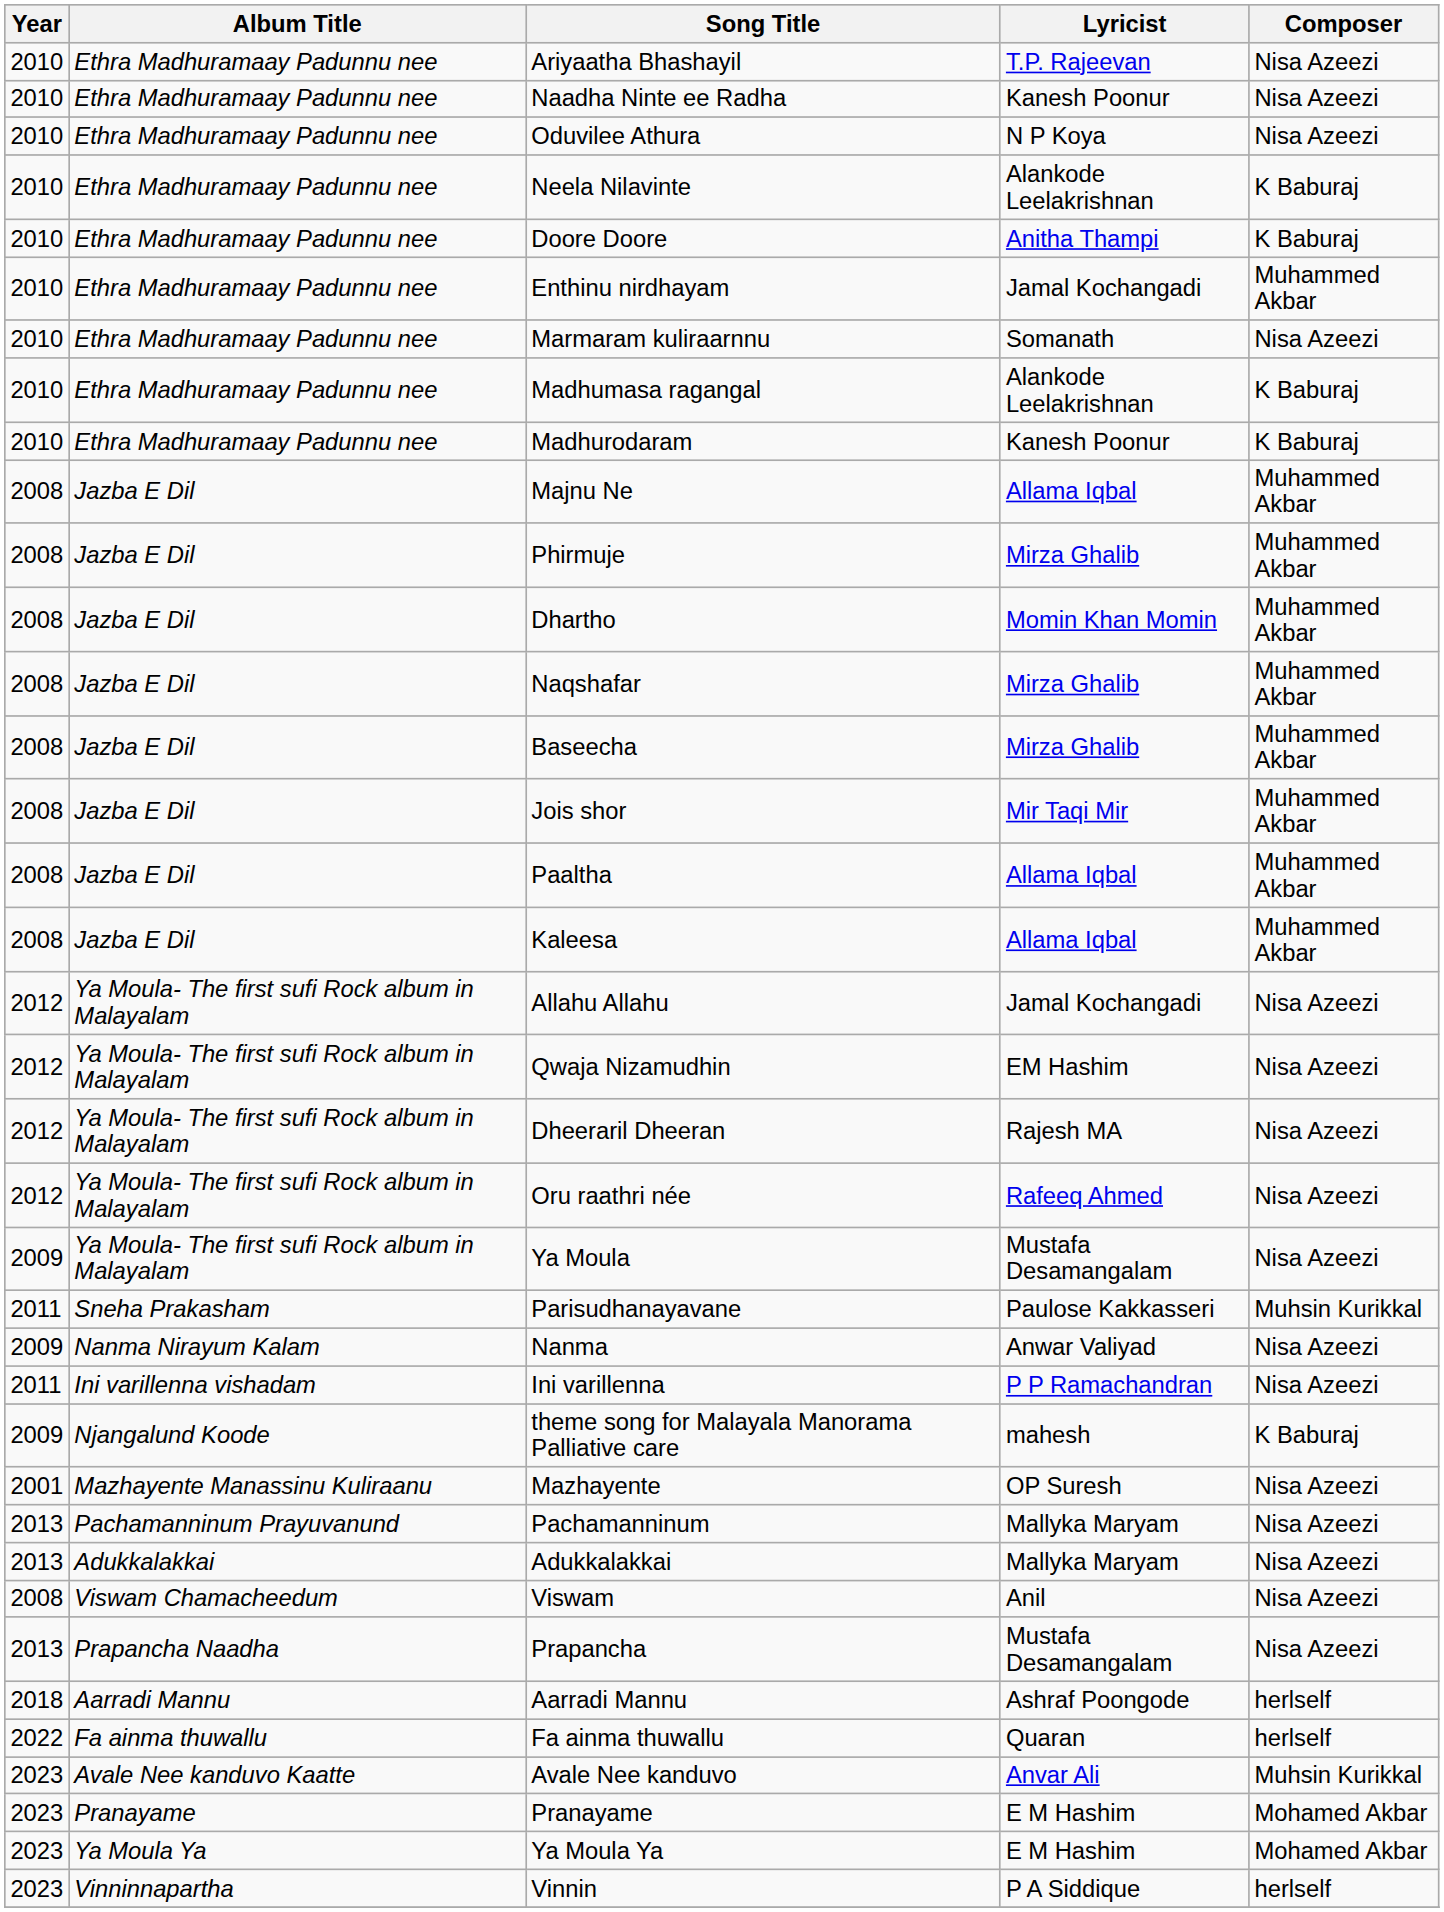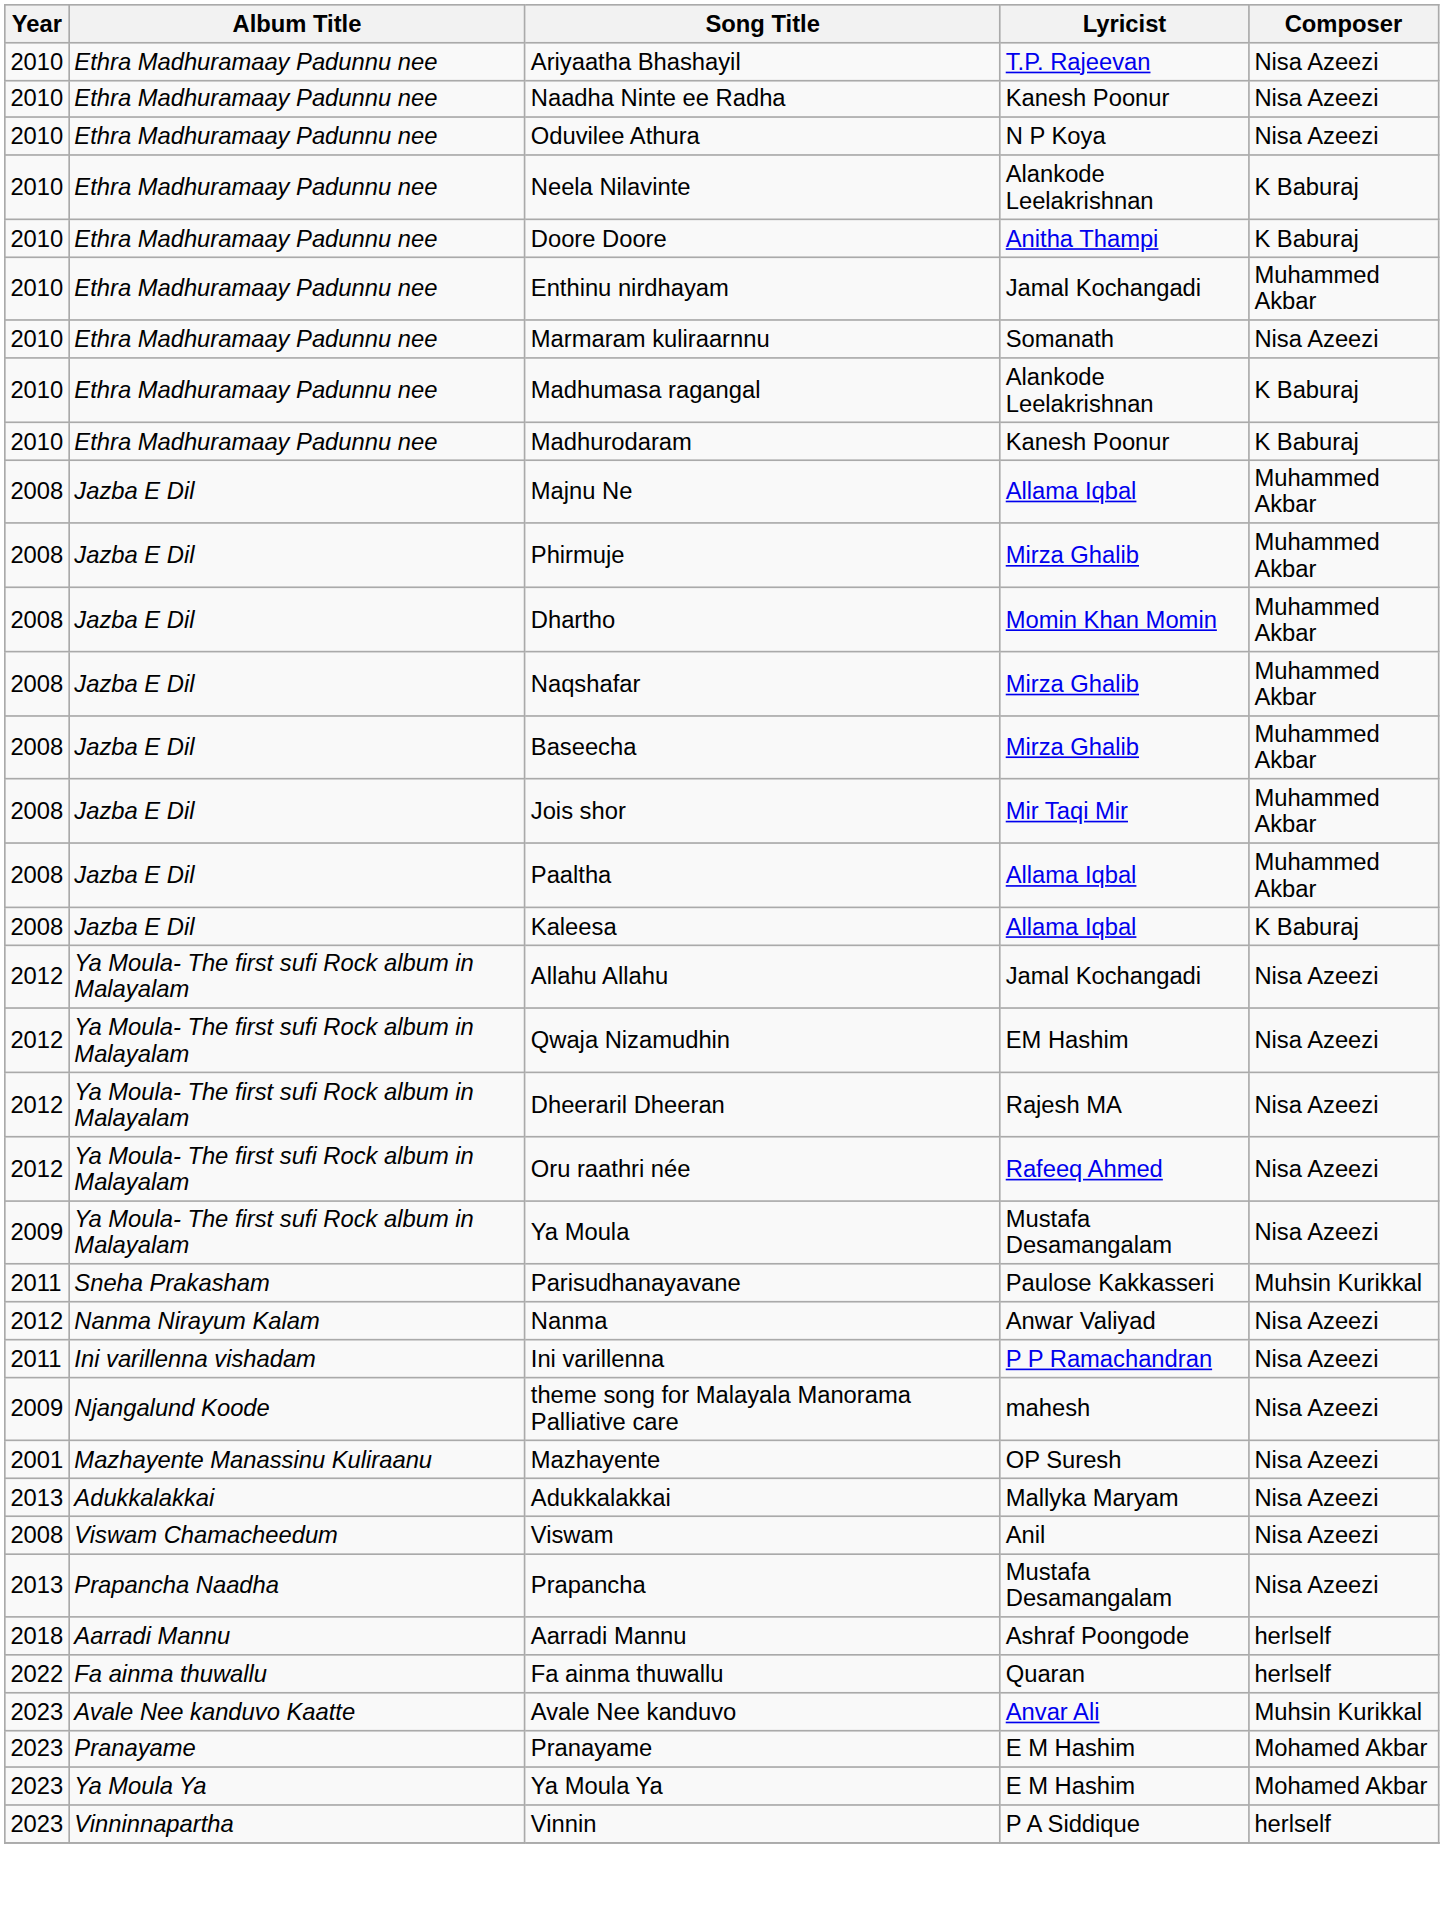(1317, 939) Muhammed Akbar -> (1307, 926) K Baburaj
(37, 1347) 2009 -> (37, 1321) 2012
(1307, 1436) K Baburaj -> (1316, 1409) Nisa Azeezi
- row: (620, 1524)
